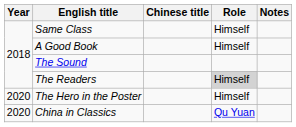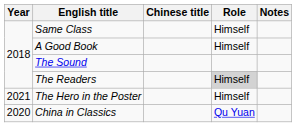(19, 96) 2020 -> (19, 96) 2021
